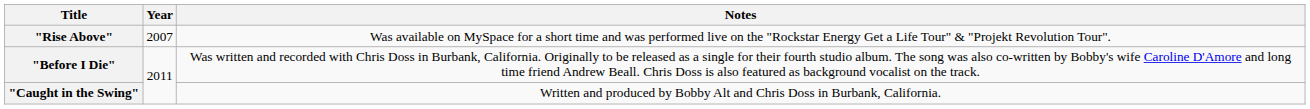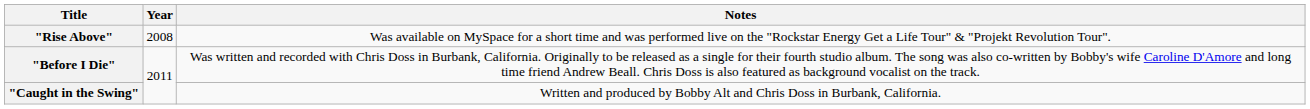(160, 36) 2007 -> (160, 36) 2008
